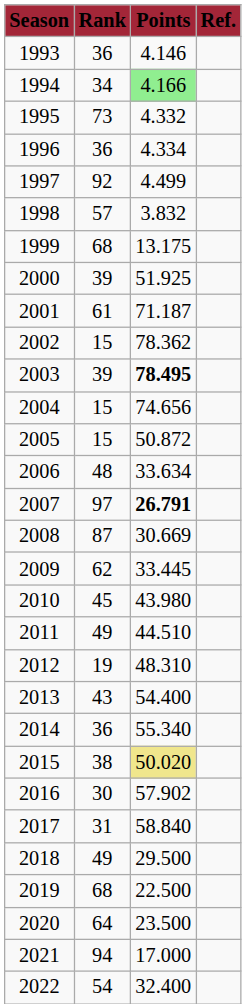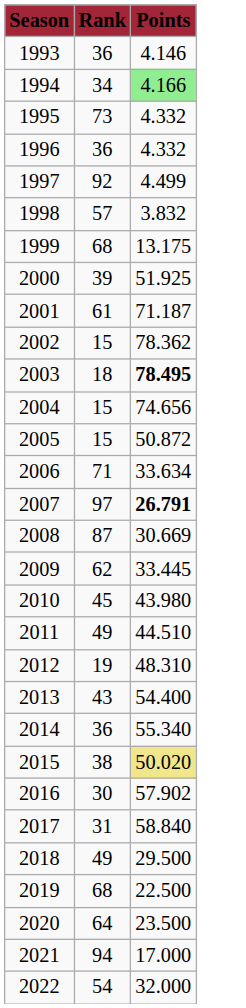- column: (218, 20)
(163, 149) 4.334 -> (163, 149) 4.332
(102, 375) 39 -> (102, 375) 18
(102, 471) 48 -> (102, 471) 71
(163, 987) 32.400 -> (163, 987) 32.000
